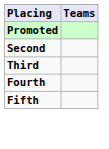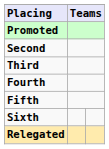+ row: (23, 117)
+ row: (36, 135)
